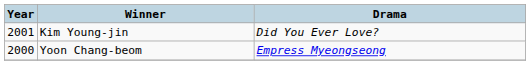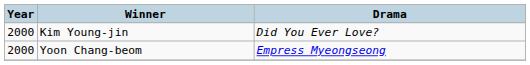(21, 32) 2001 -> (21, 32) 2000
